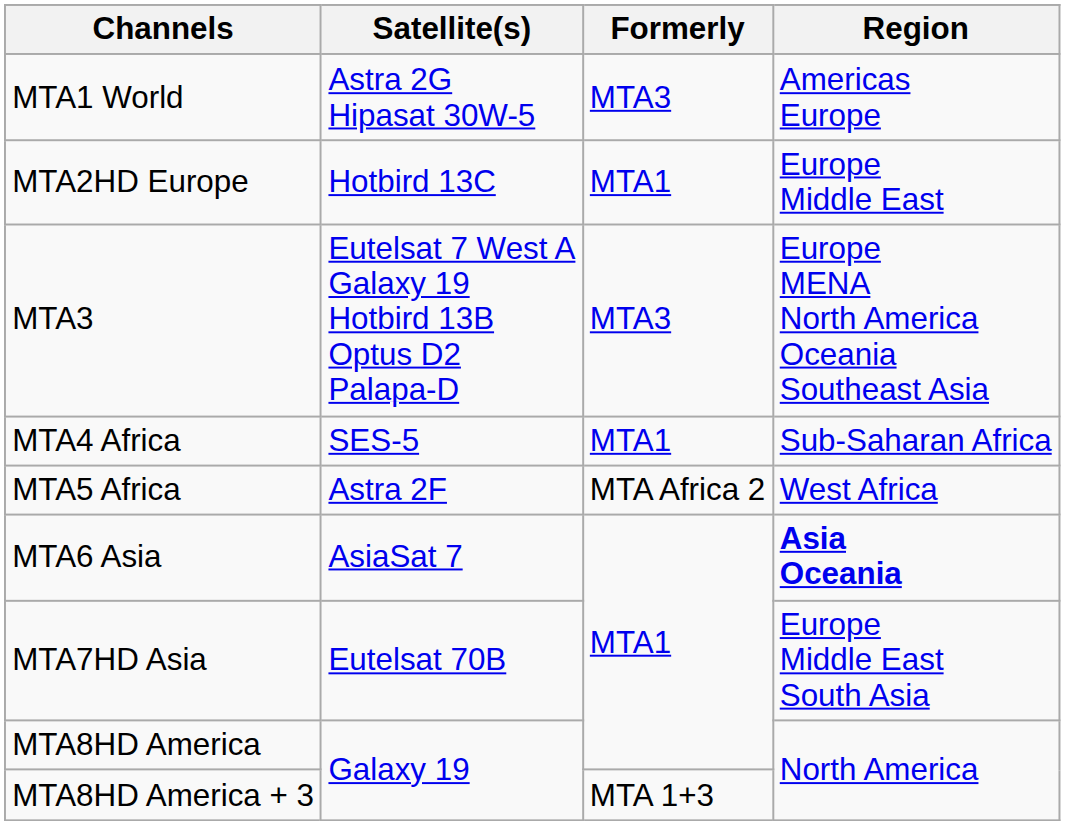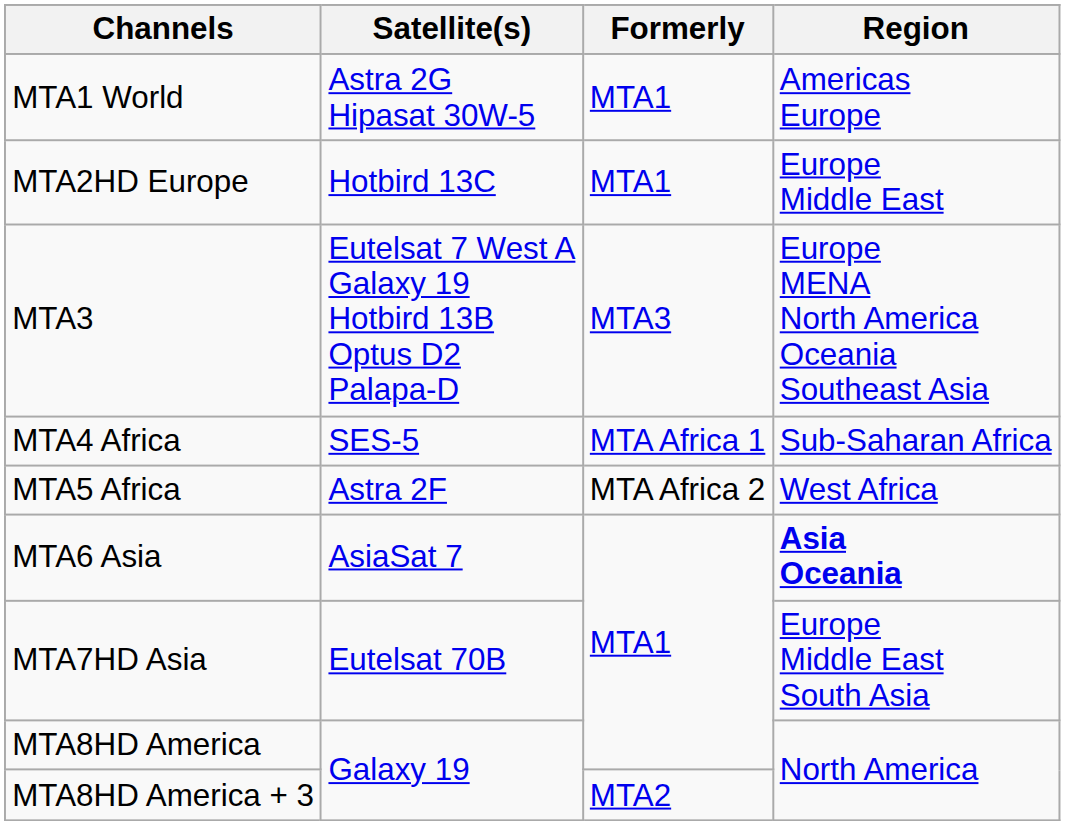(631, 96) MTA3 -> (631, 96) MTA1
(631, 439) MTA1 -> (678, 439) MTA Africa 1
(652, 794) MTA 1+3 -> (631, 794) MTA2
